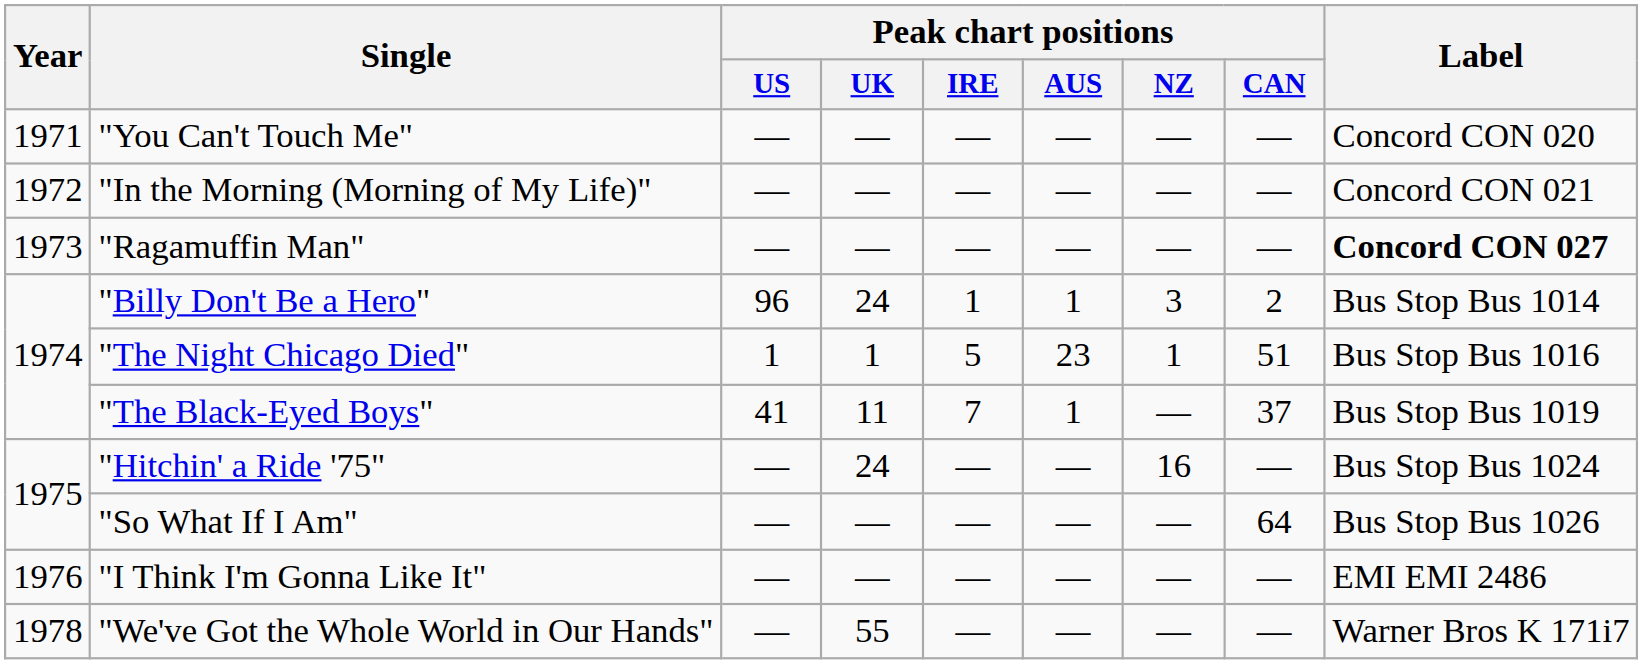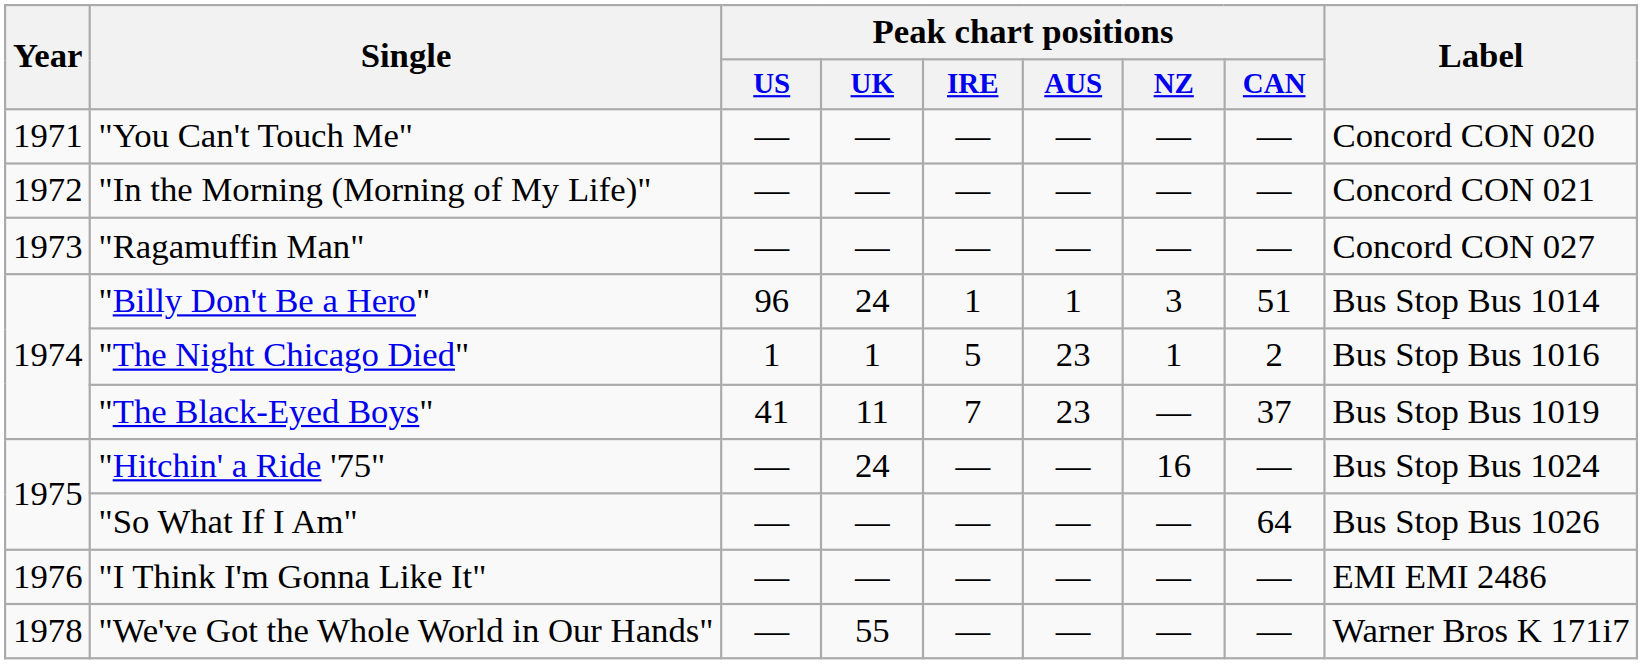(1470, 245) bold -> (1464, 245) normal
(1274, 300) 2 -> (1274, 300) 51
(1274, 355) 51 -> (1274, 355) 2
(1073, 410) 1 -> (1073, 410) 23
